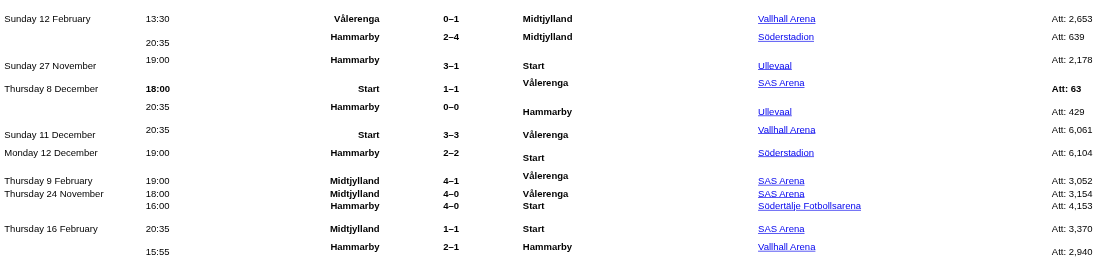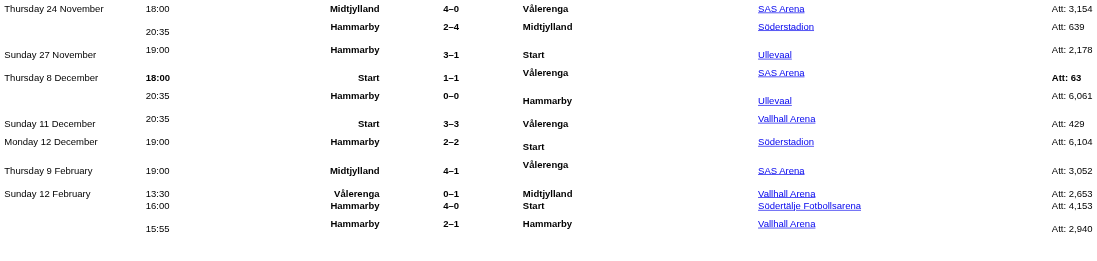rows swapped: (54, 193) <-> (47, 19)
(1068, 112) Att: 429 -> (1072, 96) Att: 6,061
(1072, 129) Att: 6,061 -> (1068, 124) Att: 429
- row: (51, 229)
